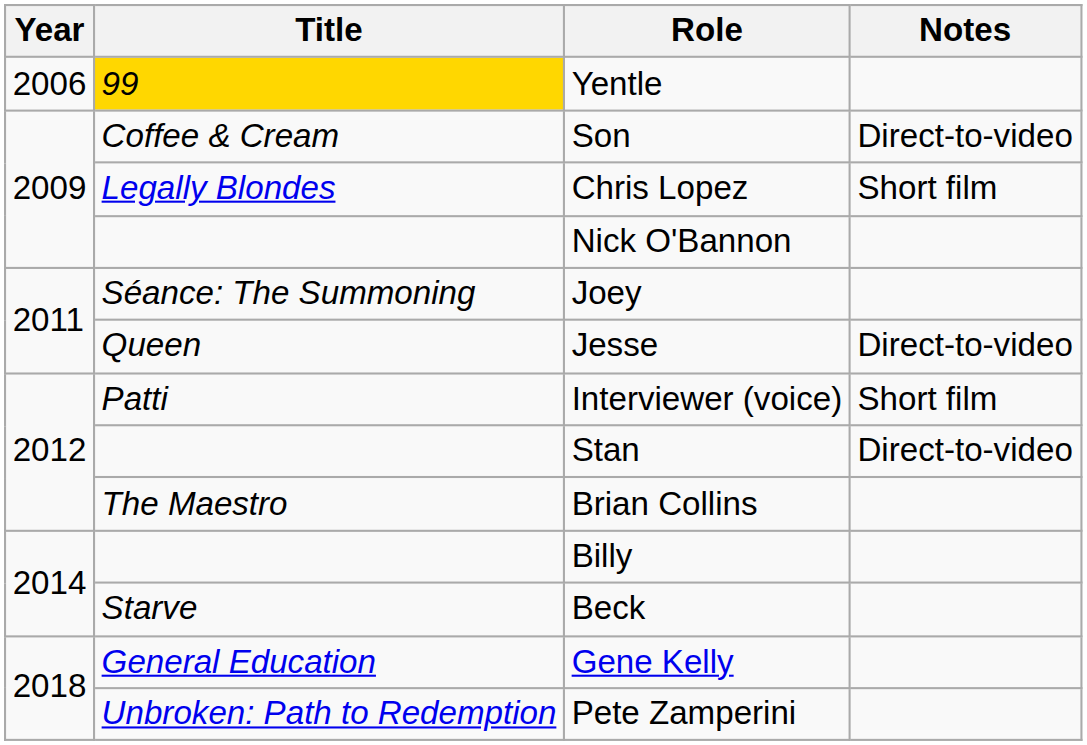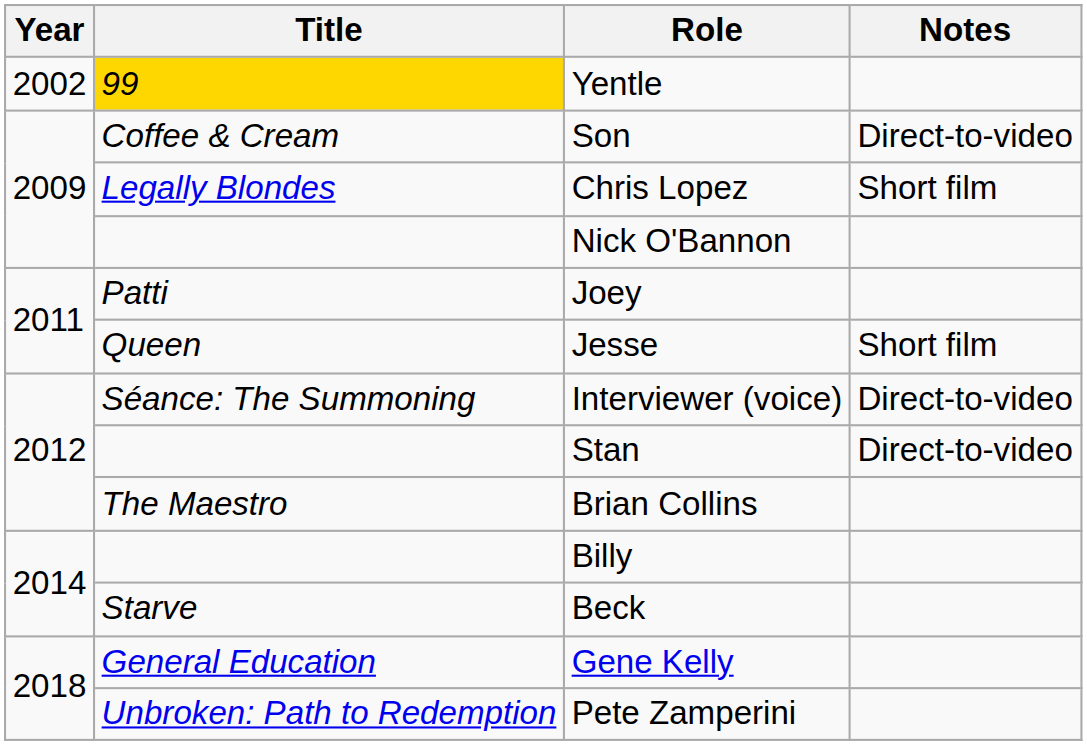(50, 83) 2006 -> (50, 83) 2002
(288, 293) Séance: The Summoning -> (135, 293) Patti
(965, 345) Direct-to-video -> (927, 345) Short film
(135, 398) Patti -> (288, 398) Séance: The Summoning
(927, 398) Short film -> (965, 398) Direct-to-video
